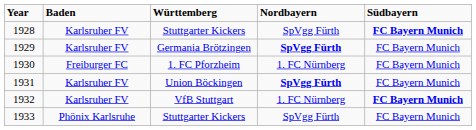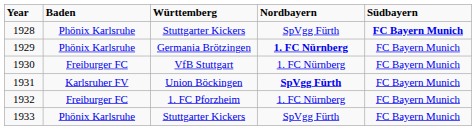(97, 30) Karlsruher FV -> (97, 30) Phönix Karlsruhe
(97, 47) Karlsruher FV -> (97, 47) Phönix Karlsruhe
(311, 47) SpVgg Fürth -> (311, 47) 1. FC Nürnberg
(204, 64) 1. FC Pforzheim -> (204, 64) VfB Stuttgart
(97, 99) Karlsruher FV -> (97, 99) Freiburger FC
(204, 99) VfB Stuttgart -> (204, 99) 1. FC Pforzheim
(418, 99) bold -> (418, 99) normal
